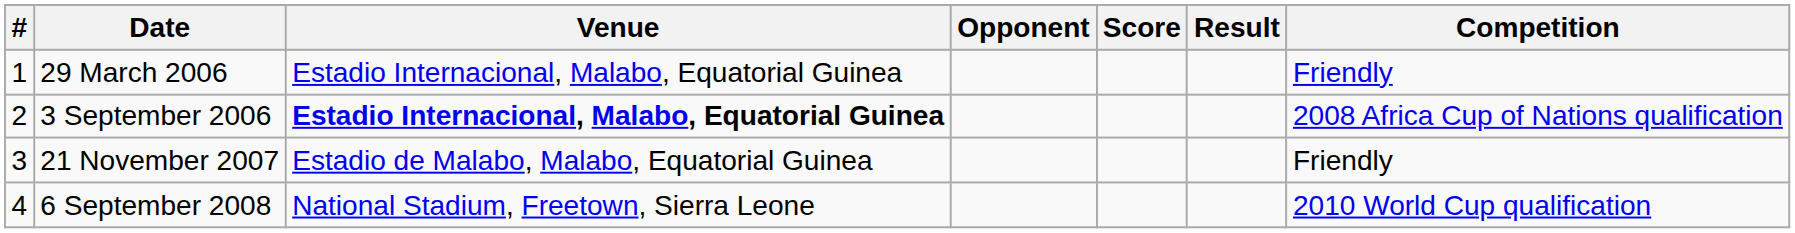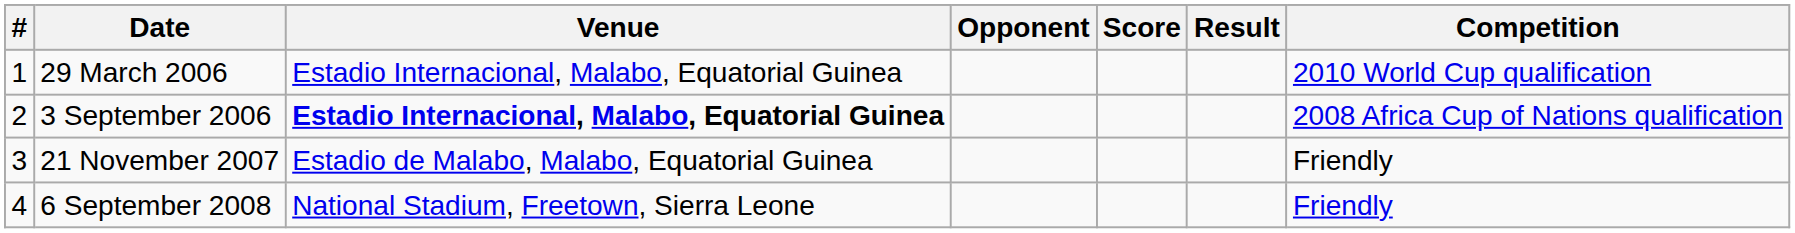(1343, 72) Friendly -> (1472, 72) 2010 World Cup qualification
(1472, 205) 2010 World Cup qualification -> (1343, 205) Friendly
